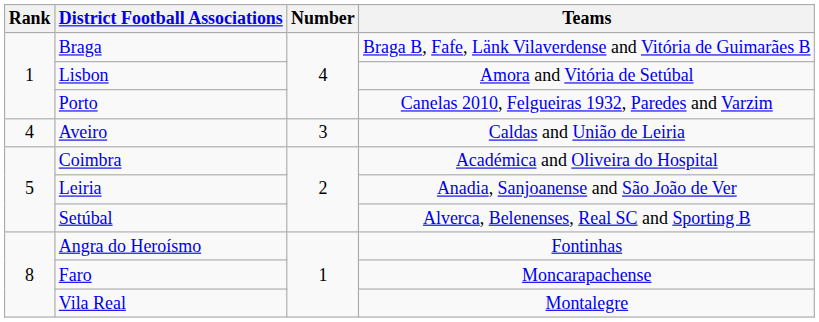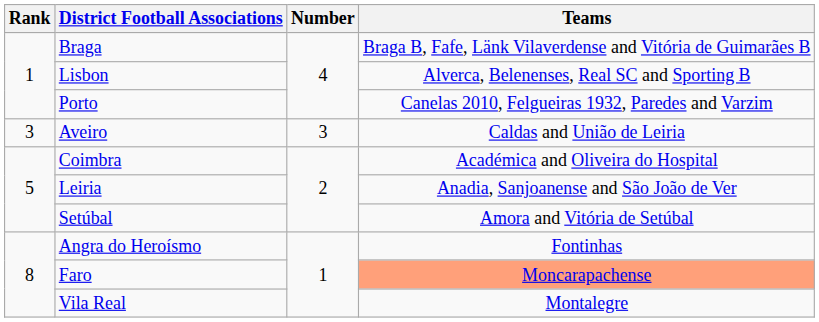(587, 75) Amora and Vitória de Setúbal -> (587, 75) Alverca, Belenenses, Real SC and Sporting B
(30, 132) 4 -> (30, 132) 3
(587, 217) Alverca, Belenenses, Real SC and Sporting B -> (587, 217) Amora and Vitória de Setúbal
(587, 274) no background -> (587, 274) lightsalmon background
